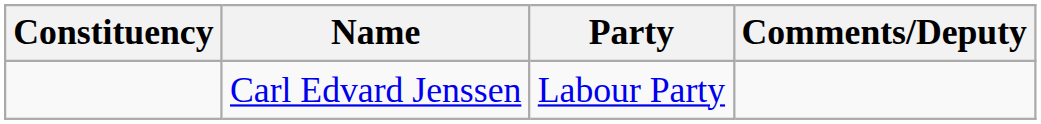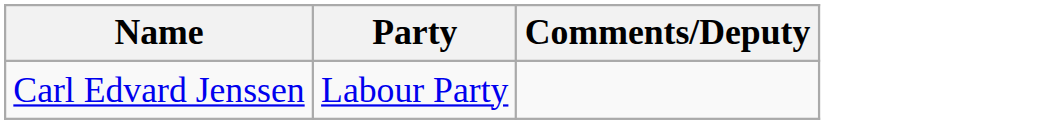- column: (113, 32)
